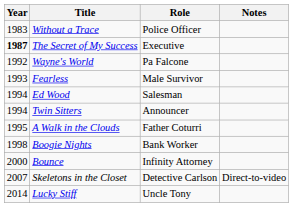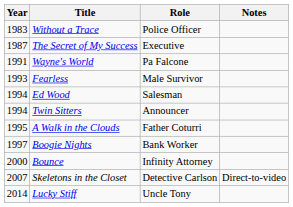(17, 45) bold -> (17, 45) normal
(17, 62) 1992 -> (17, 62) 1991
(17, 144) 1998 -> (17, 144) 1997
